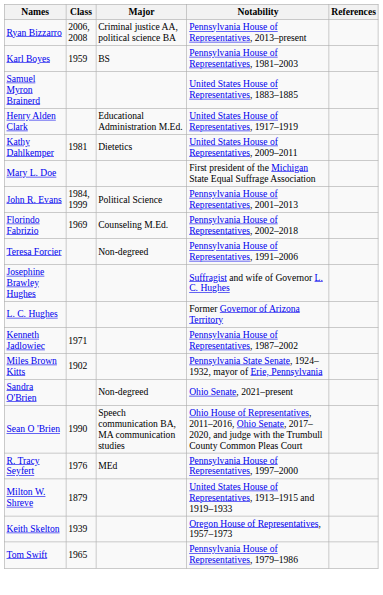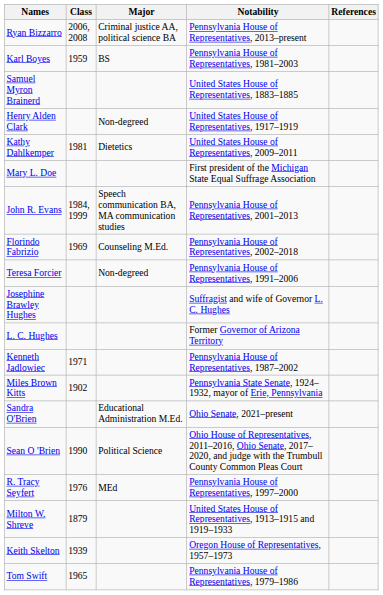(140, 121) Educational Administration M.Ed. -> (123, 121) Non-degreed
(130, 199) Political Science -> (137, 210) Speech communication BA, MA communication studies
(123, 392) Non-degreed -> (140, 414) Educational Administration M.Ed.
(137, 429) Speech communication BA, MA communication studies -> (130, 451) Political Science
